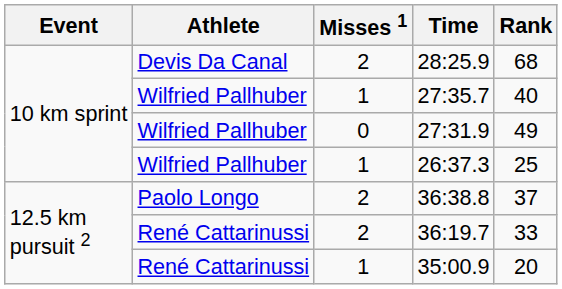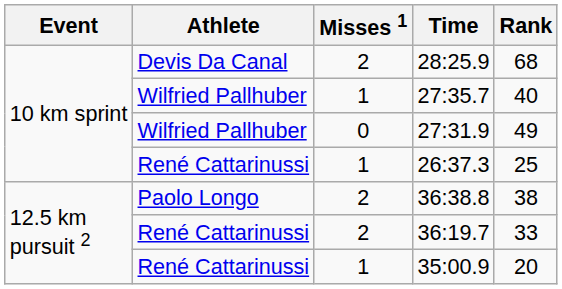(222, 164) Wilfried Pallhuber -> (223, 164) René Cattarinussi
(526, 199) 37 -> (526, 199) 38
